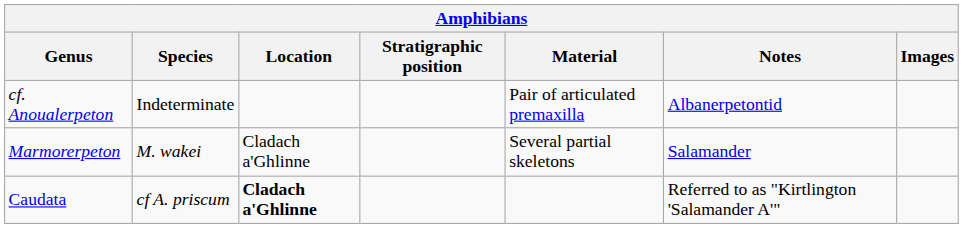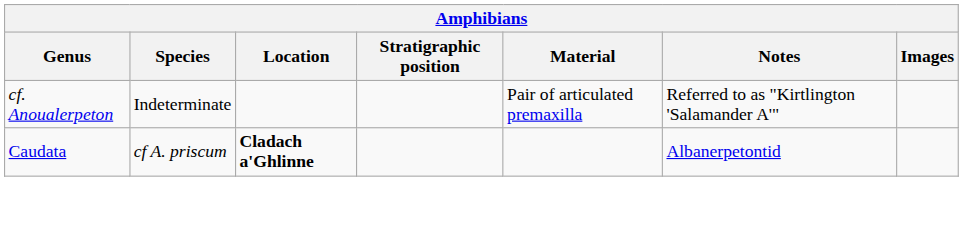(725, 103) Albanerpetontid -> (761, 103) Referred to as "Kirtlington 'Salamander A'"
- row: (65, 151)
(762, 199) Referred to as "Kirtlington 'Salamander A'" -> (724, 151) Albanerpetontid
